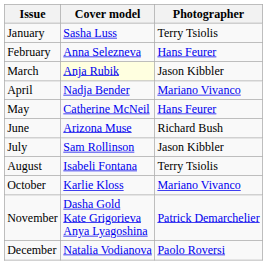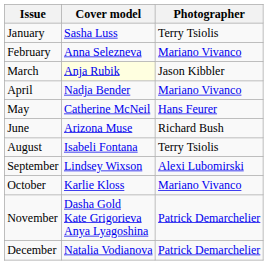(187, 52) Hans Feurer -> (200, 52) Mariano Vivanco
- row: (17, 147)
+ row: (33, 166)
(191, 250) Paolo Roversi -> (209, 250) Patrick Demarchelier
